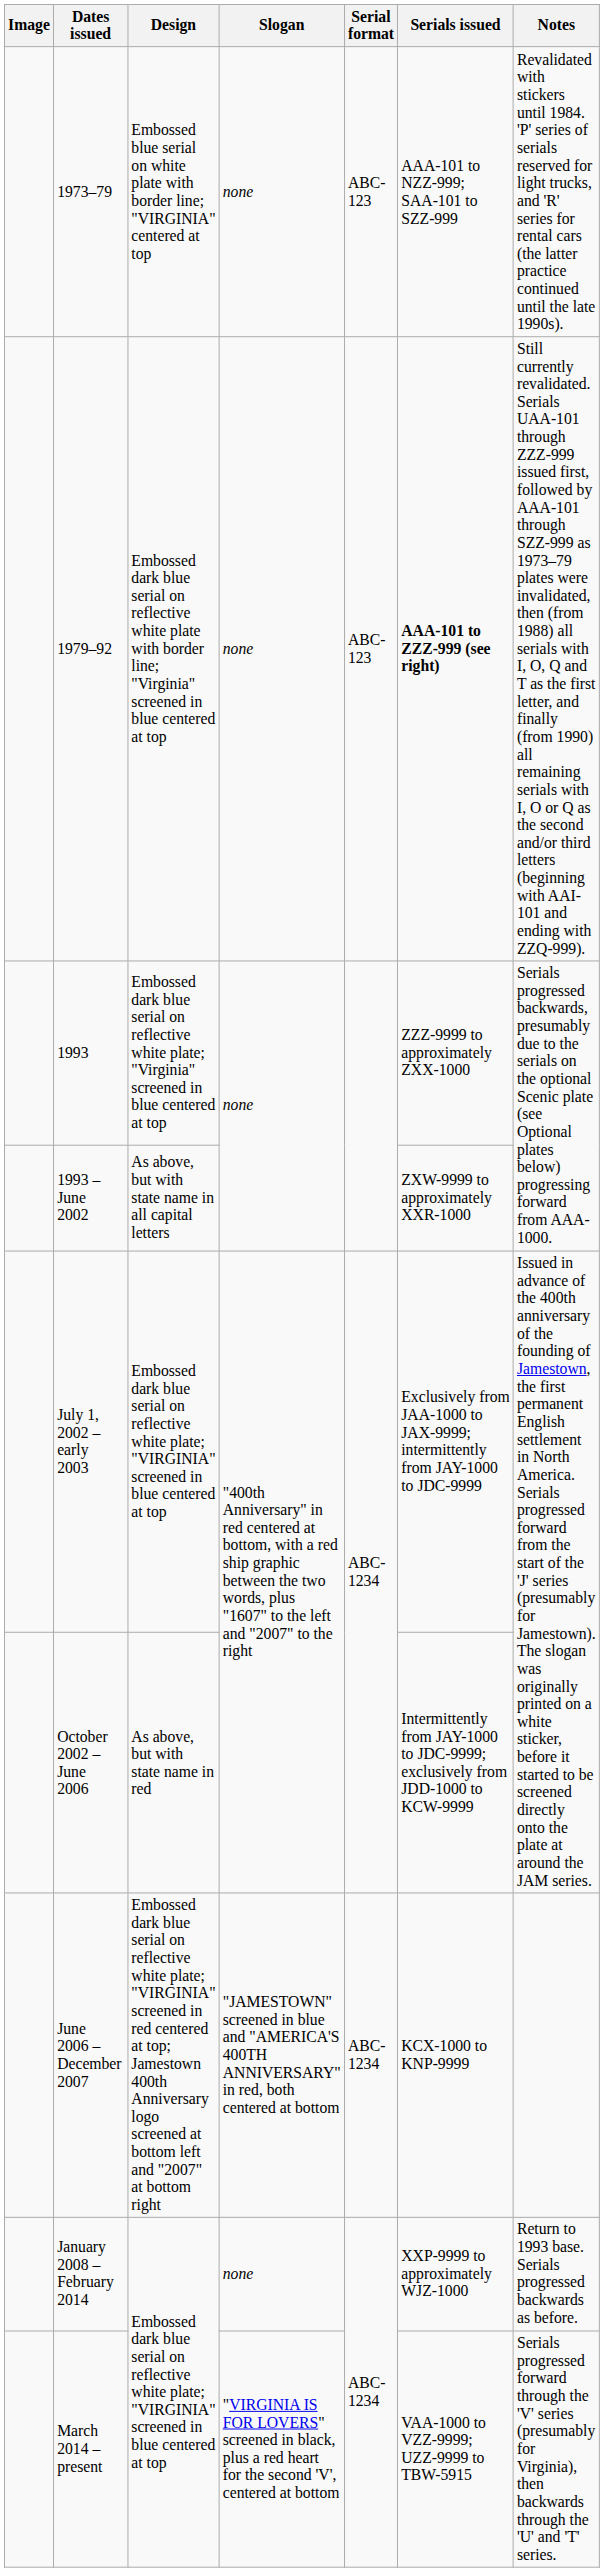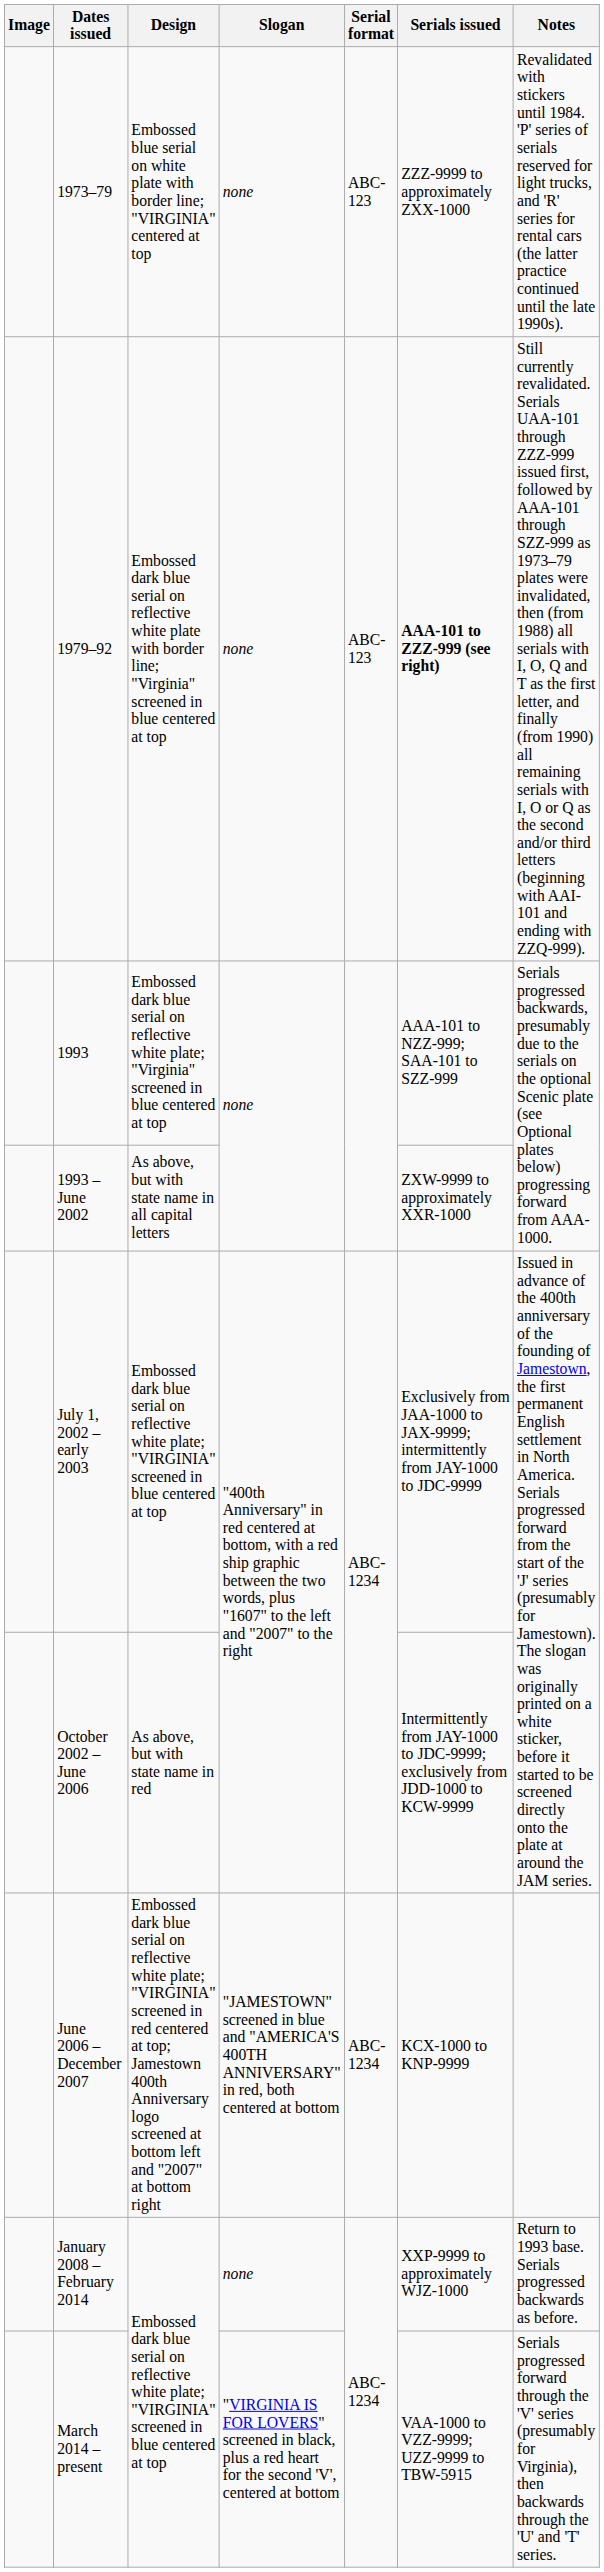(441, 191) AAA-101 to NZZ-999; SAA-101 to SZZ-999 -> (447, 191) ZZZ-9999 to approximately ZXX-1000
(447, 1052) ZZZ-9999 to approximately ZXX-1000 -> (441, 1052) AAA-101 to NZZ-999; SAA-101 to SZZ-999
